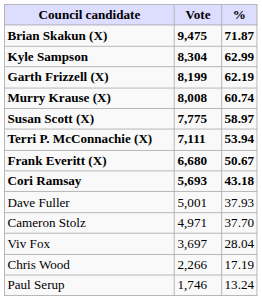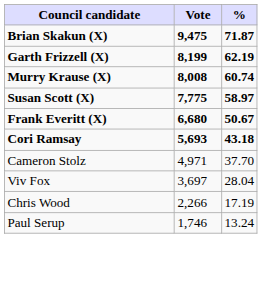- row: (48, 56)
- row: (80, 139)
- row: (39, 202)
